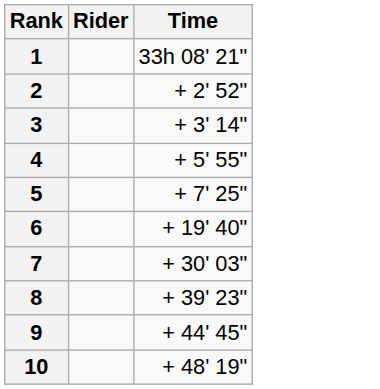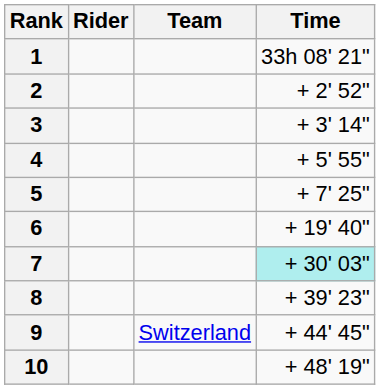+ column: (195, 21)
(205, 263) no background -> (327, 263) paleturquoise background
